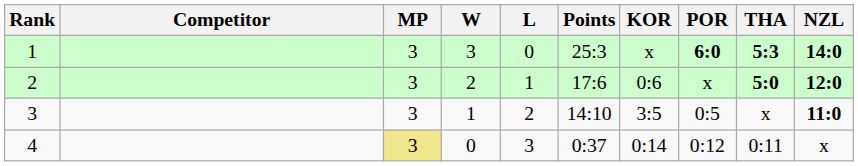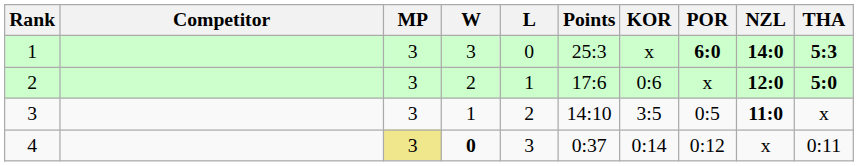columns swapped: (766, 20) <-> (824, 20)
(471, 144) normal -> (471, 144) bold
